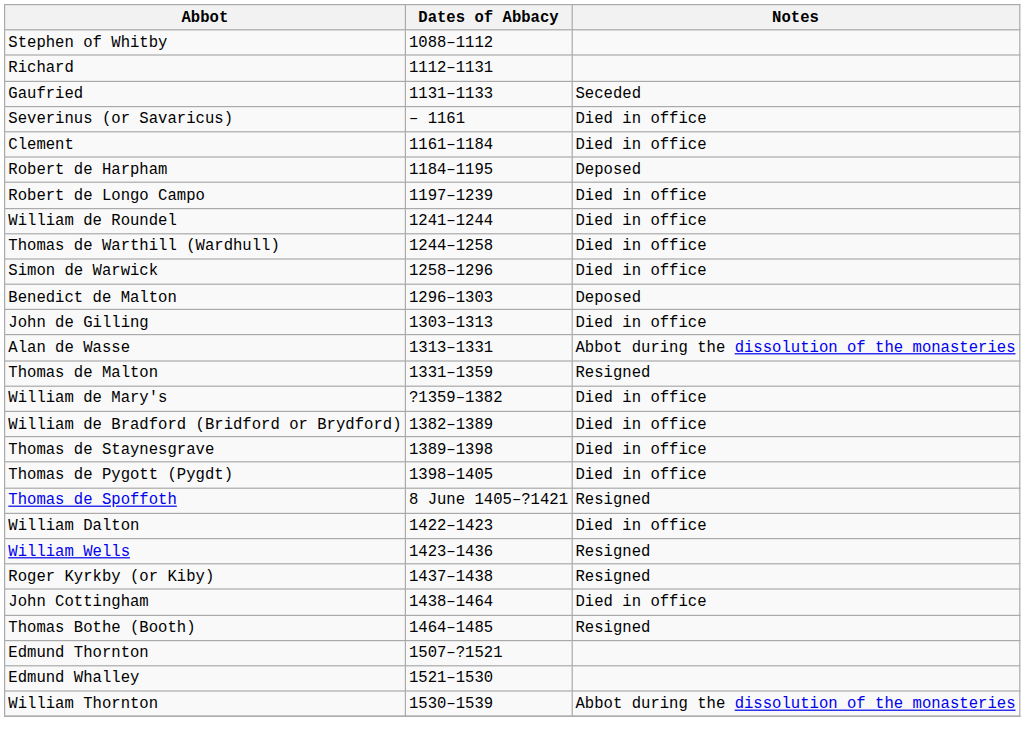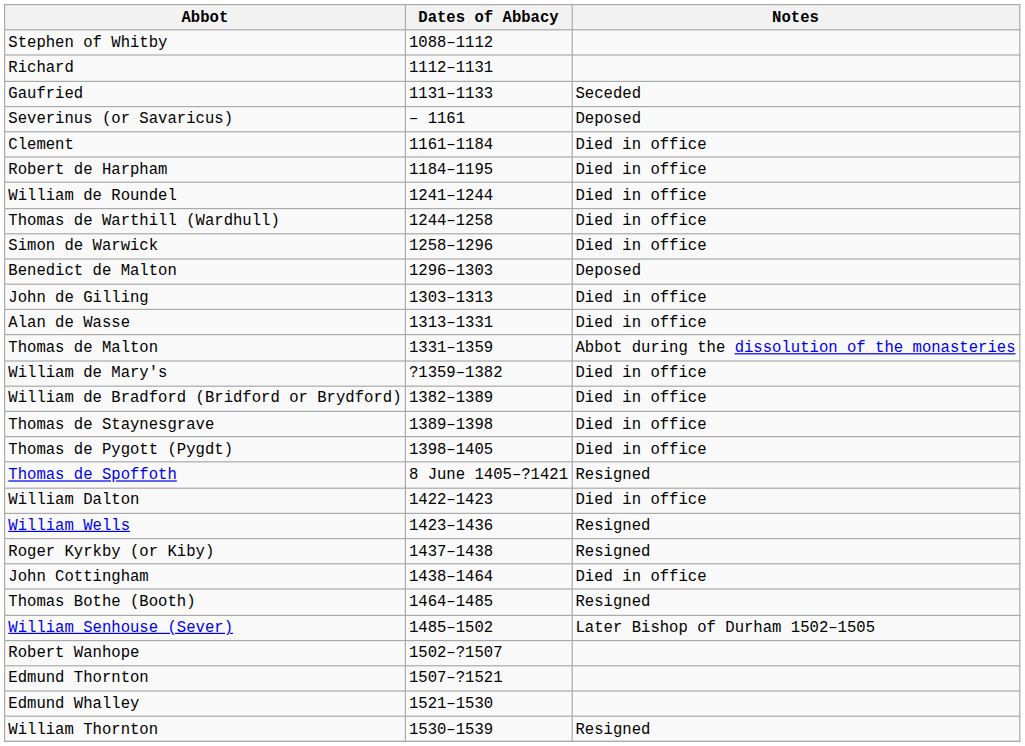(641, 119) Died in office -> (608, 119) Deposed
(608, 170) Deposed -> (641, 170) Died in office
- row: (107, 195)
(796, 348) Abbot during the dissolution of the monasteries -> (641, 322) Died in office
(613, 373) Resigned -> (796, 348) Abbot during the dissolution of the monasteries
+ row: (121, 628)
+ row: (74, 653)
(796, 704) Abbot during the dissolution of the monasteries -> (613, 729) Resigned
